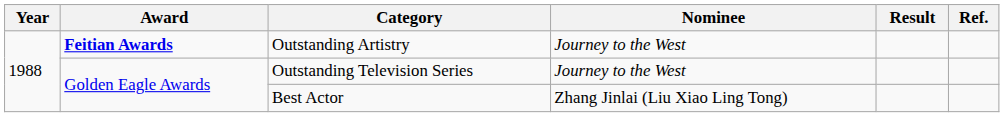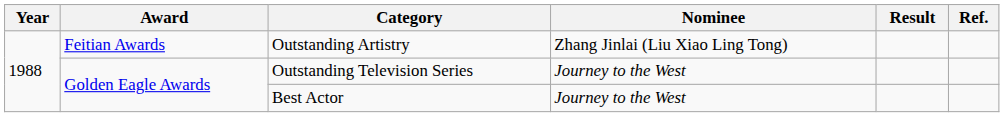(119, 44) bold -> (115, 44) normal
(620, 44) Journey to the West -> (671, 44) Zhang Jinlai (Liu Xiao Ling Tong)
(671, 97) Zhang Jinlai (Liu Xiao Ling Tong) -> (620, 97) Journey to the West
